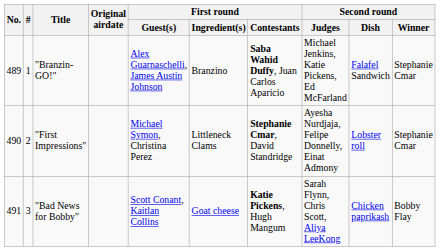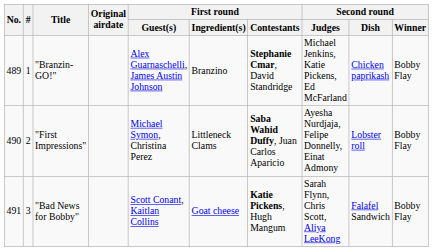(273, 70) Saba Wahid Duffy, Juan Carlos Aparicio -> (271, 70) Stephanie Cmar, David Standridge
(371, 70) Falafel Sandwich -> (370, 70) Chicken paprikash
(414, 70) Stephanie Cmar -> (407, 70) Bobby Flay
(271, 141) Stephanie Cmar, David Standridge -> (273, 141) Saba Wahid Duffy, Juan Carlos Aparicio
(414, 141) Stephanie Cmar -> (407, 141) Bobby Flay
(370, 211) Chicken paprikash -> (371, 211) Falafel Sandwich
